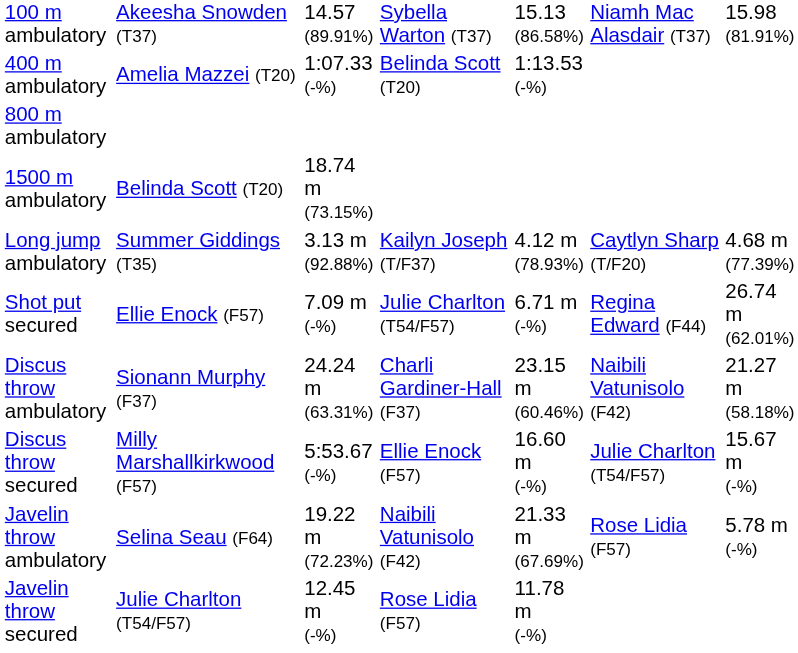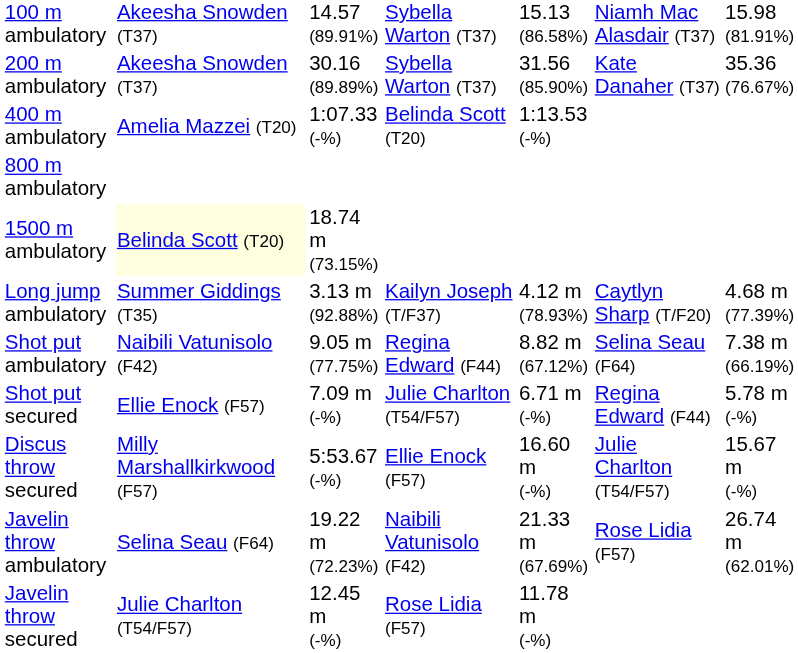+ row: (55, 74)
(200, 188) no background -> (200, 240) lightyellow background
+ row: (55, 353)
(760, 314) 26.74 m (62.01%) -> (756, 405) 5.78 m (-%)
- row: (55, 388)
(757, 537) 5.78 m (-%) -> (760, 542) 26.74 m (62.01%)
